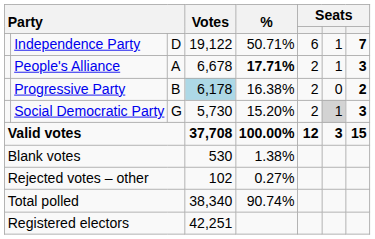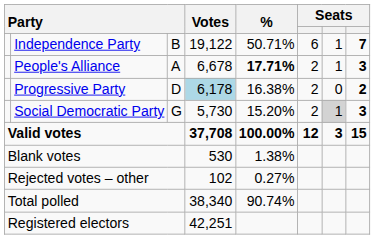(176, 44) D -> (176, 44) B
(176, 89) B -> (176, 89) D
